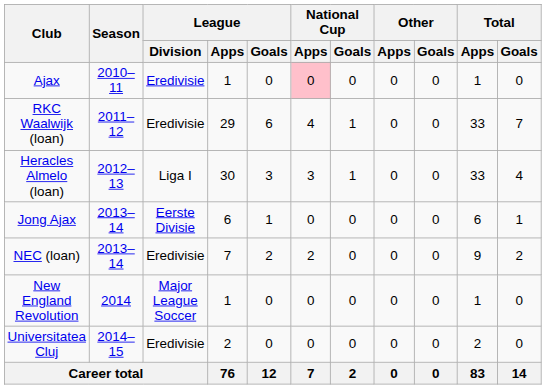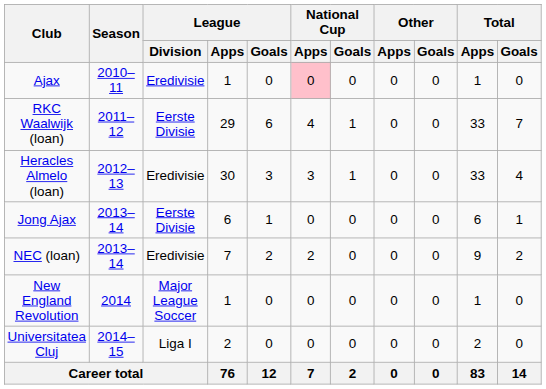(175, 124) Eredivisie -> (175, 124) Eerste Divisie
(175, 176) Liga I -> (175, 176) Eredivisie
(175, 344) Eredivisie -> (175, 344) Liga I
